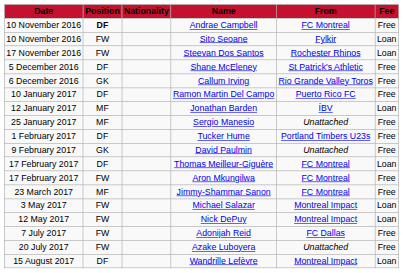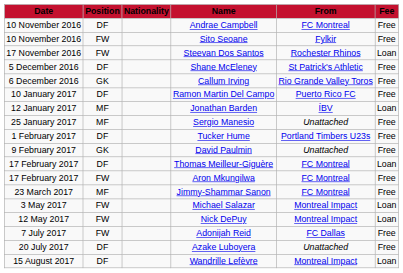(102, 26) bold -> (102, 26) normal
(387, 39) Loan -> (387, 39) Free
(102, 248) FW -> (102, 248) DF
